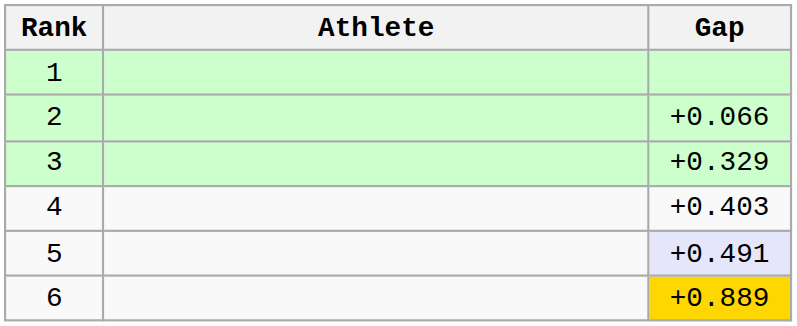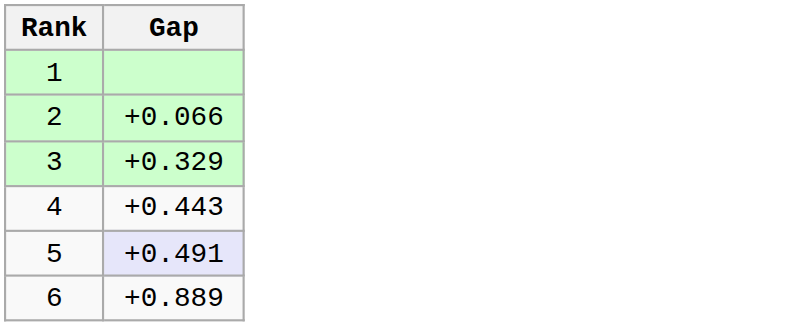- column: (376, 28)
(720, 208) +0.403 -> (174, 208) +0.443
(720, 298) gold background -> (174, 298) no background
